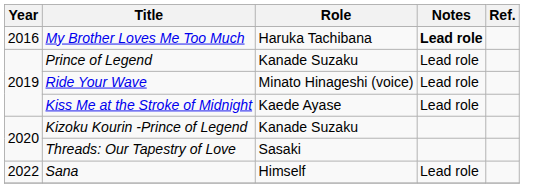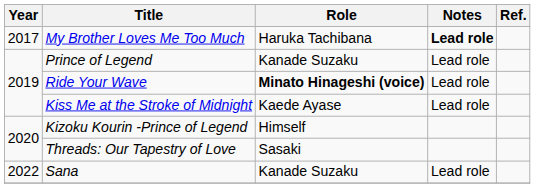(23, 37) 2016 -> (23, 37) 2017
(336, 82) normal -> (342, 82) bold
(308, 127) Kanade Suzaku -> (282, 127) Himself
(282, 171) Himself -> (308, 171) Kanade Suzaku
